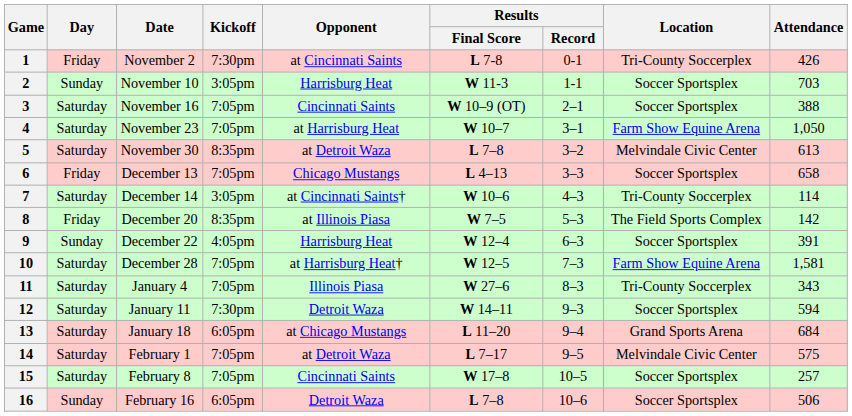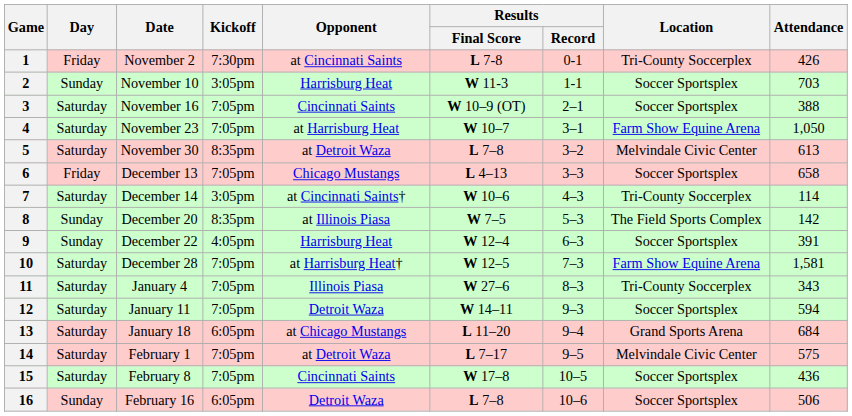(82, 219) Friday -> (82, 219) Sunday
(233, 309) 7:30pm -> (233, 309) 7:05pm
(809, 377) 257 -> (809, 377) 436
